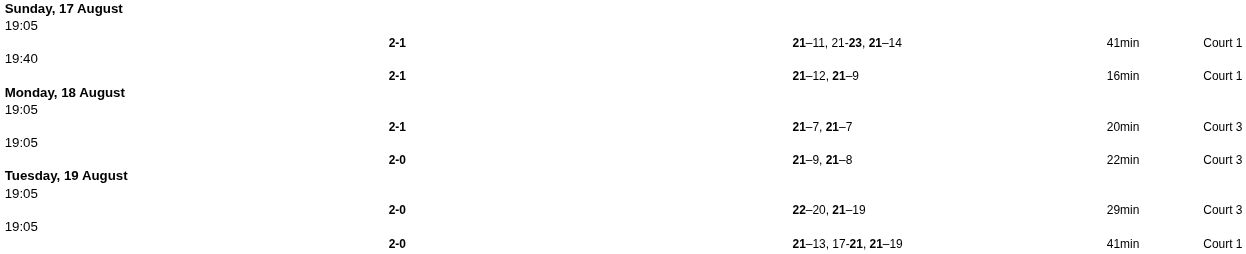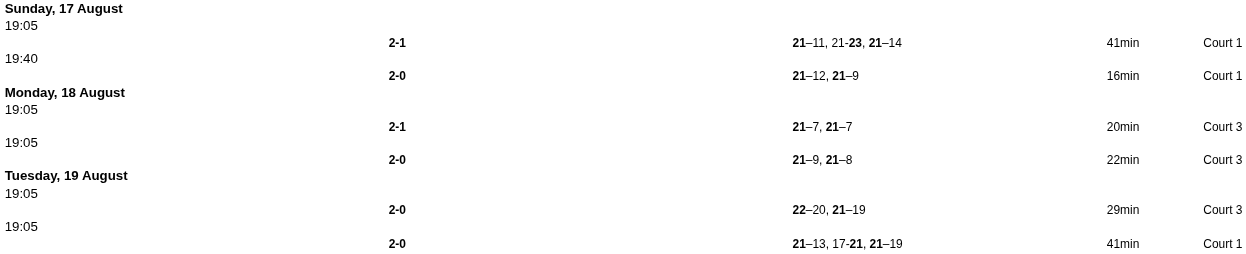(397, 76) 2-1 -> (397, 76) 2-0
